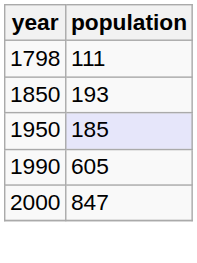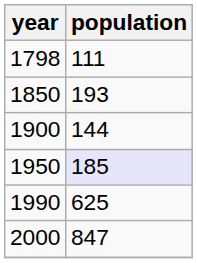+ row: (35, 130)
(90, 166) 605 -> (90, 202) 625
